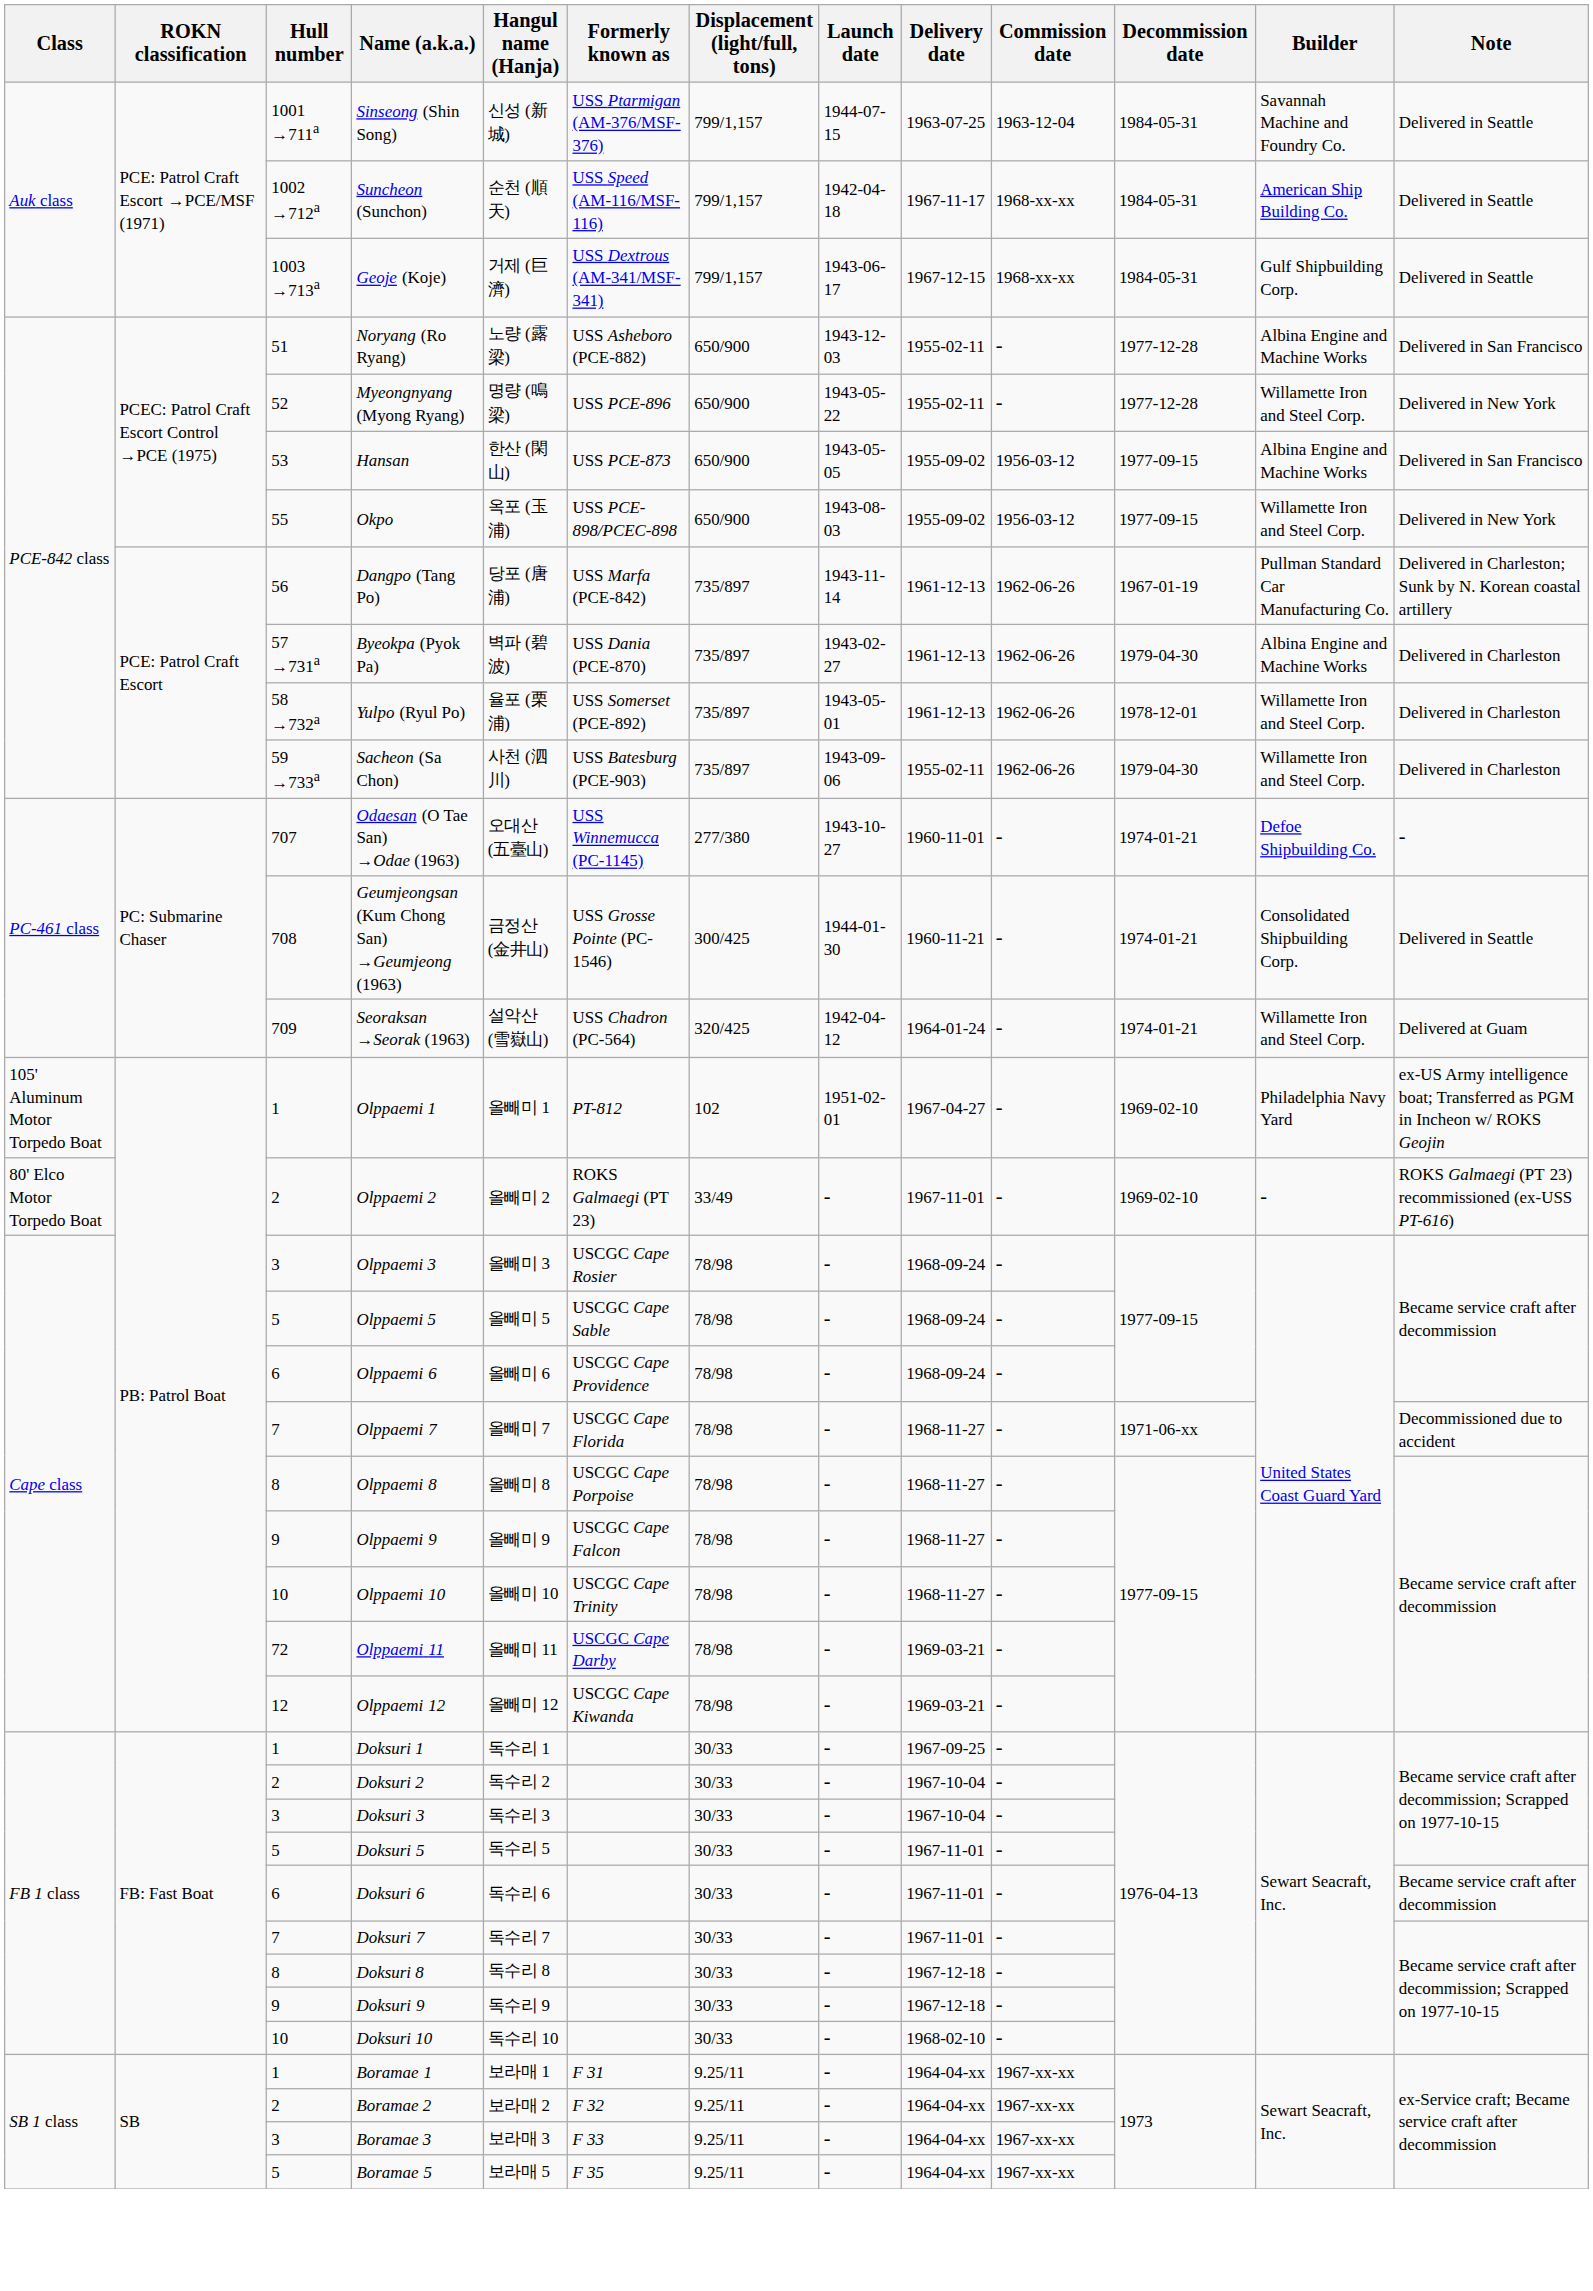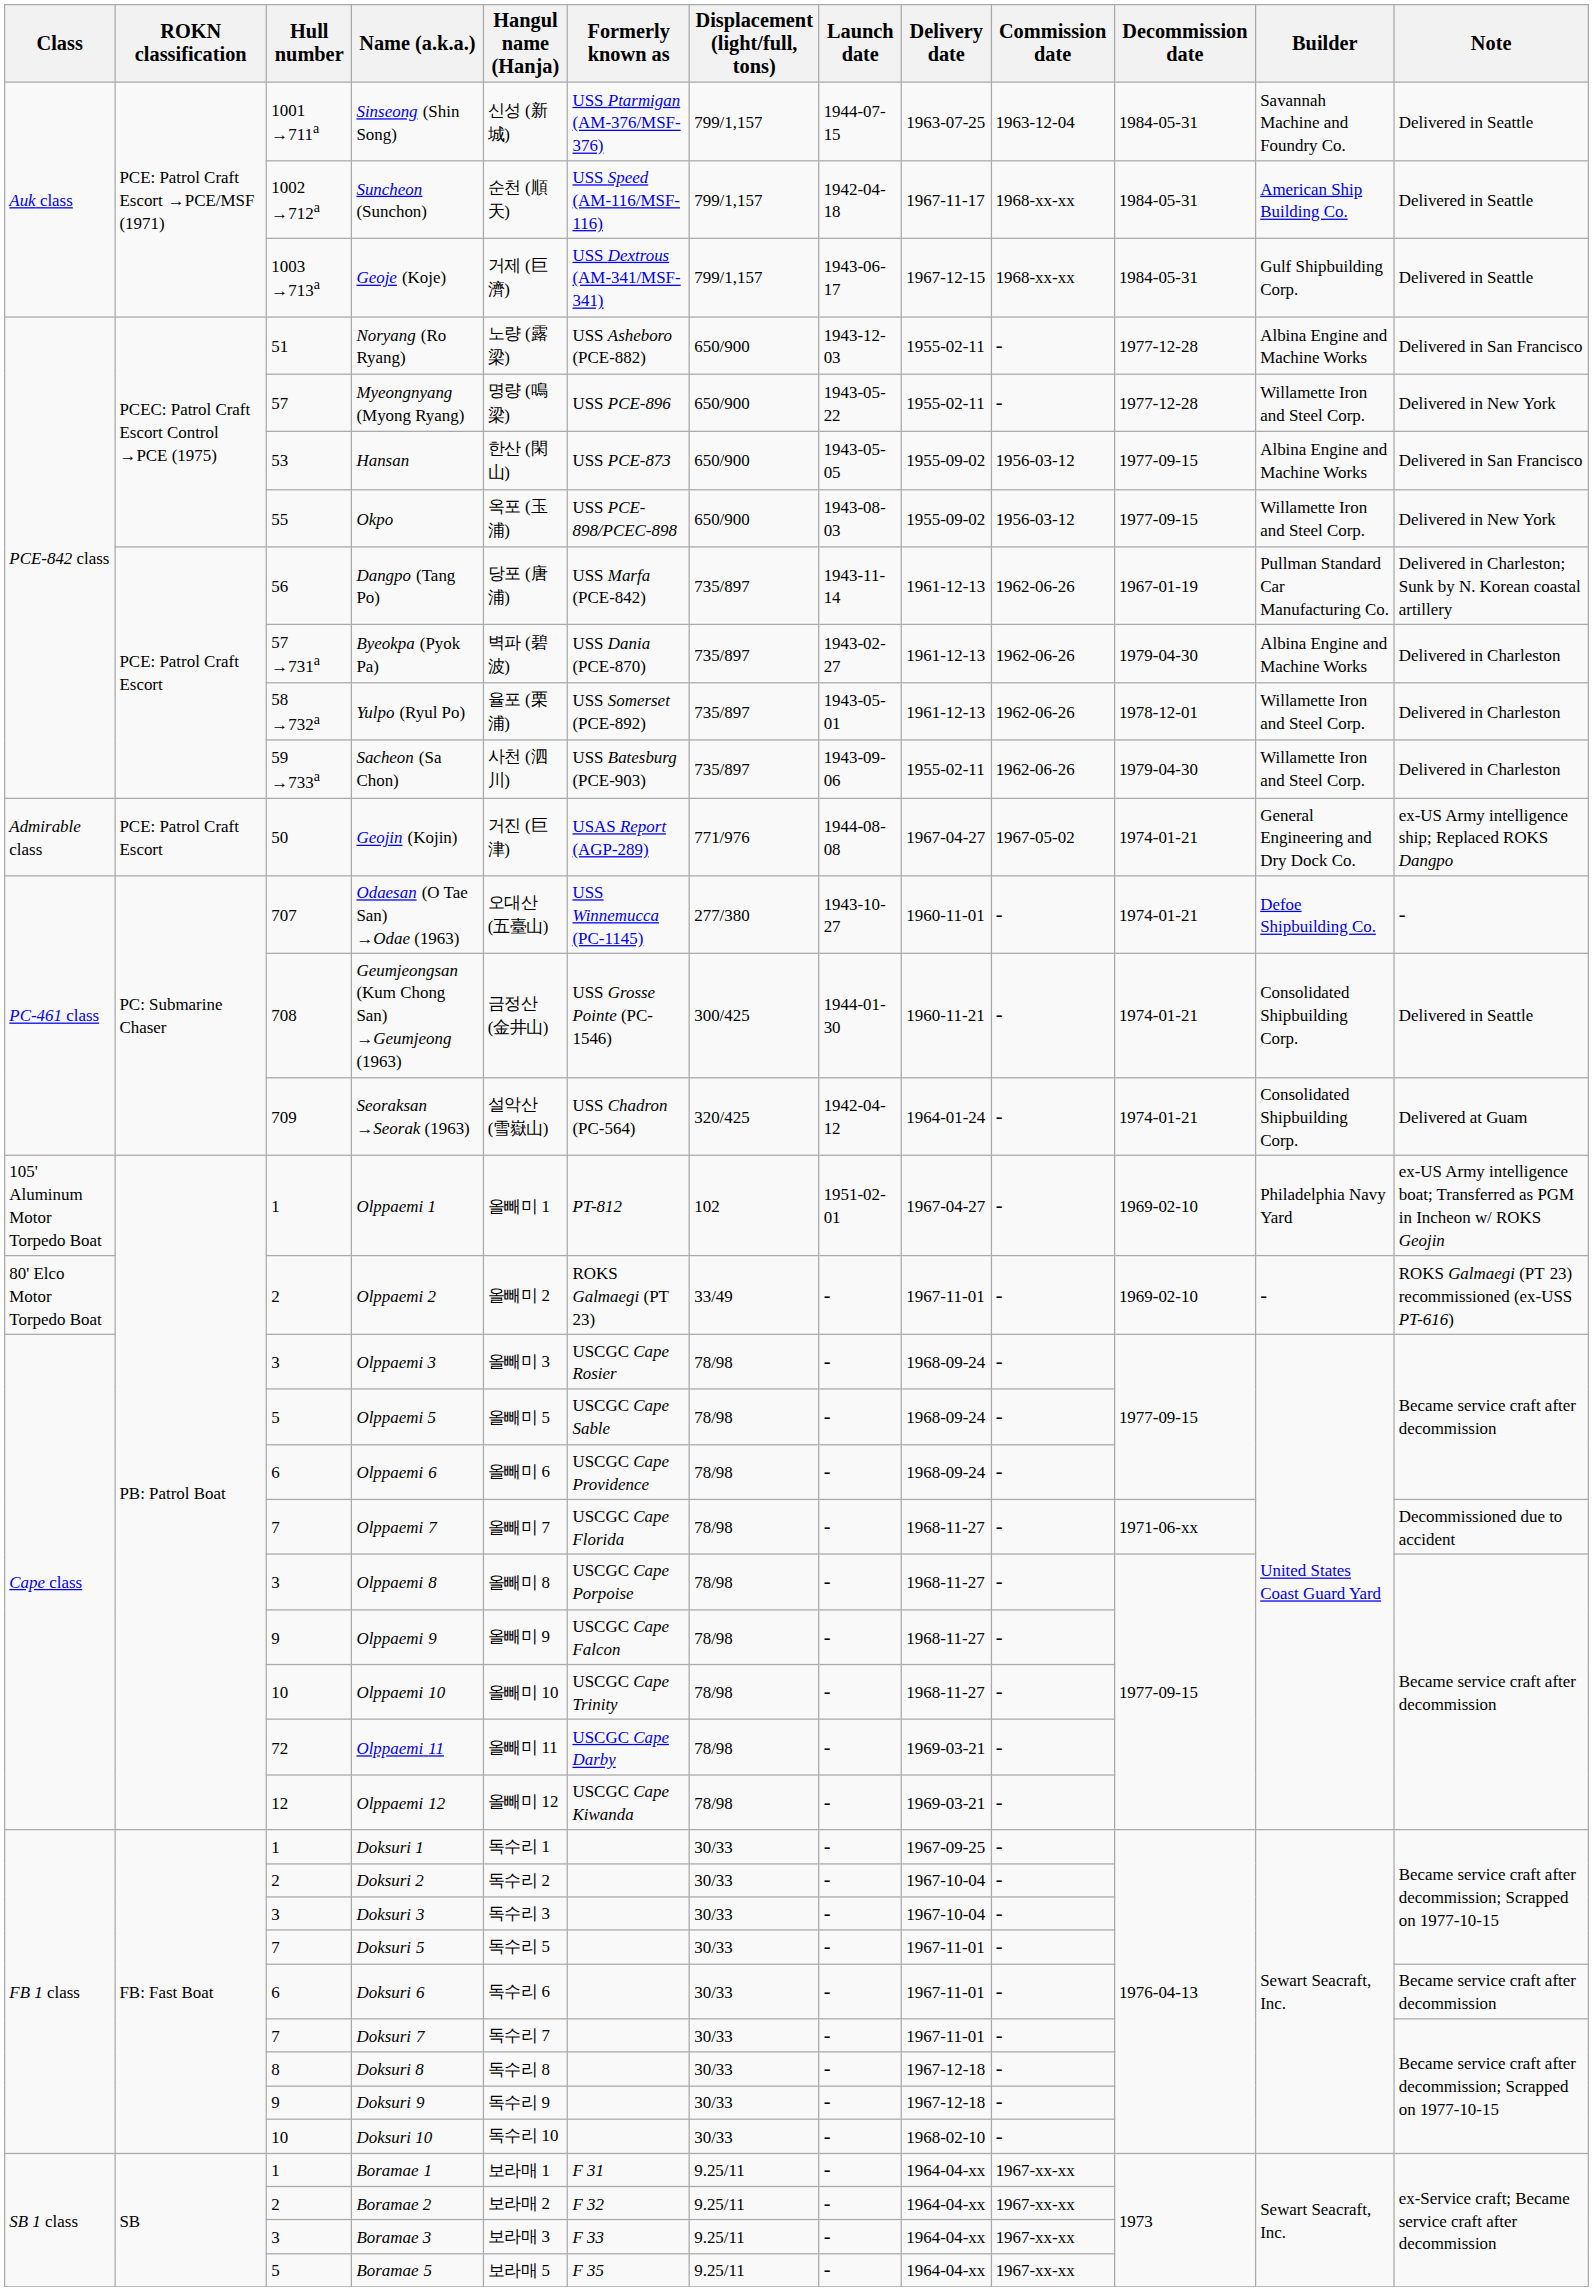(280, 403) 52 -> (280, 403) 57
+ row: (407, 836)
(1314, 1029) Willamette Iron and Steel Corp. -> (1305, 1117) Consolidated Shipbuilding Corp.
(276, 1484) 8 -> (276, 1583) 3
(276, 1849) 5 -> (276, 1948) 7
